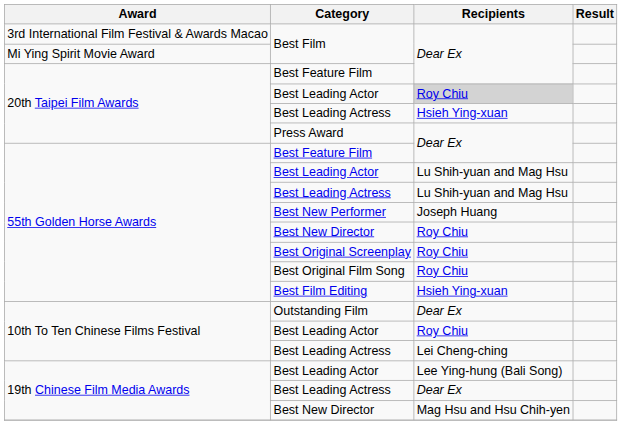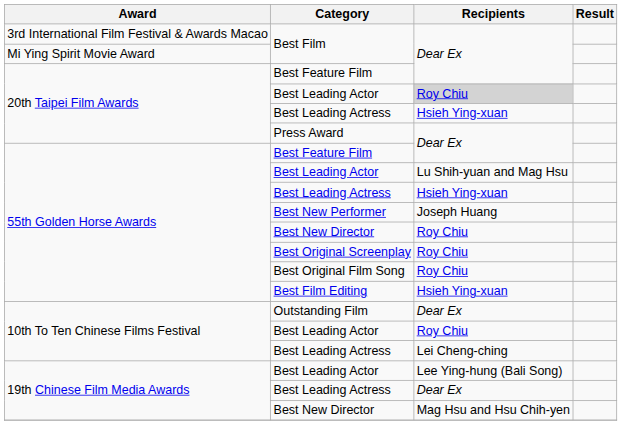(492, 192) Lu Shih-yuan and Mag Hsu -> (462, 192) Hsieh Ying-xuan
